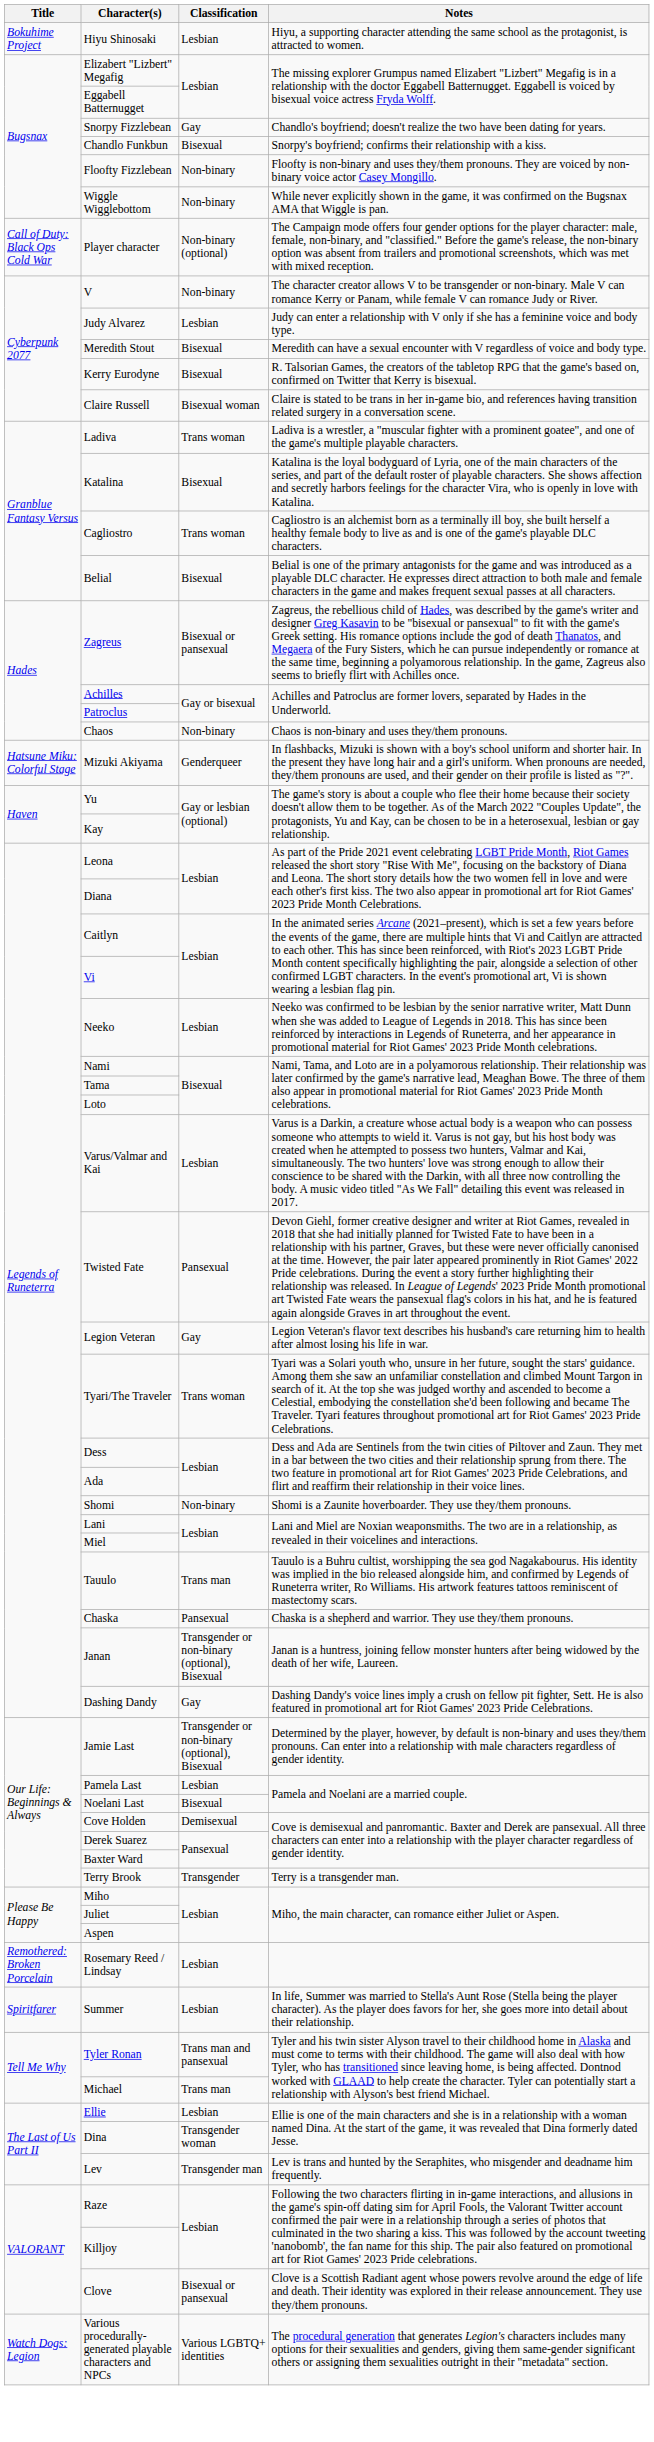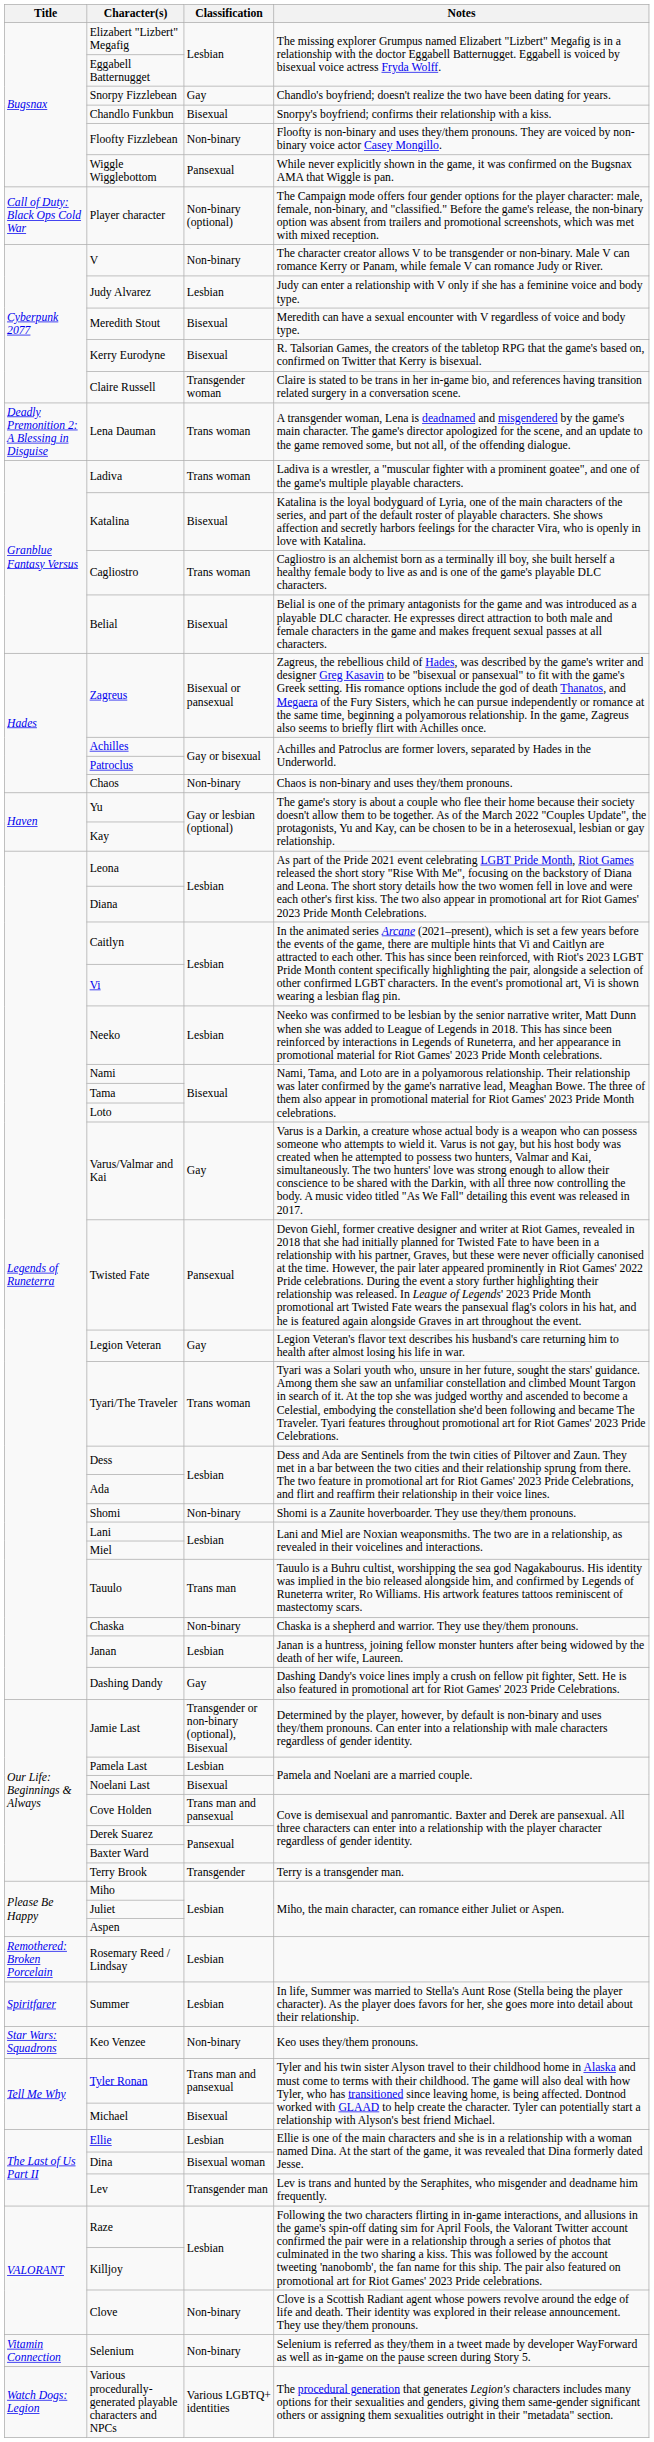- row: (120, 38)
(208, 202) Non-binary -> (211, 170) Pansexual
(220, 405) Bisexual woman -> (216, 387) Transgender woman
+ row: (123, 431)
- row: (123, 762)
(200, 1163) Lesbian -> (197, 1170) Gay
(205, 1618) Pansexual -> (214, 1626) Non-binary
(217, 1657) Transgender or non-binary (optional), Bisexual -> (205, 1651) Lesbian
(209, 1822) Demisexual -> (221, 1810) Trans man and pansexual
+ row: (118, 2042)
(206, 2090) Trans man -> (207, 2116) Bisexual
(210, 2137) Transgender woman -> (226, 2163) Bisexual woman
(208, 2291) Bisexual or pansexual -> (214, 2312) Non-binary
+ row: (112, 2350)
